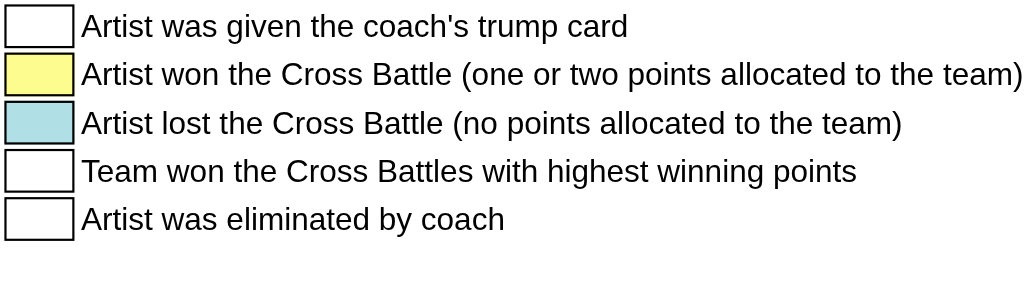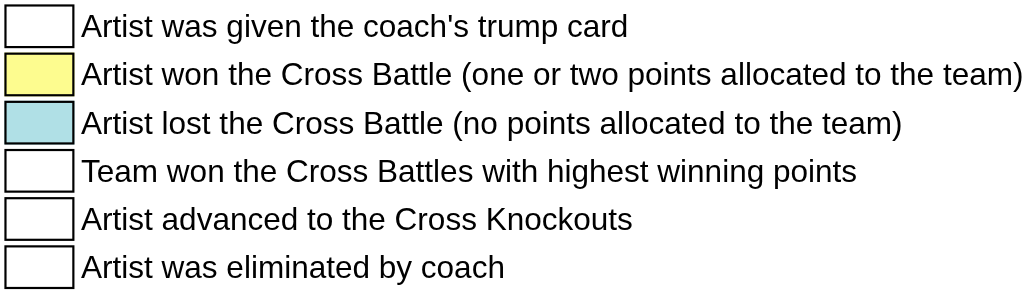+ row: (357, 219)
